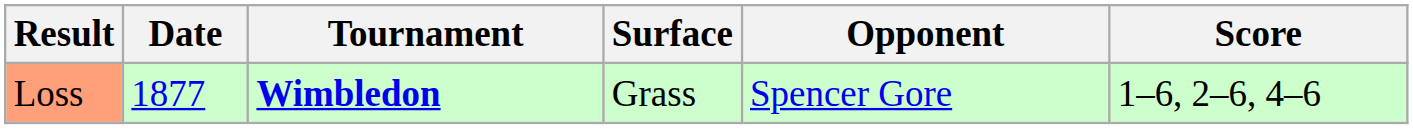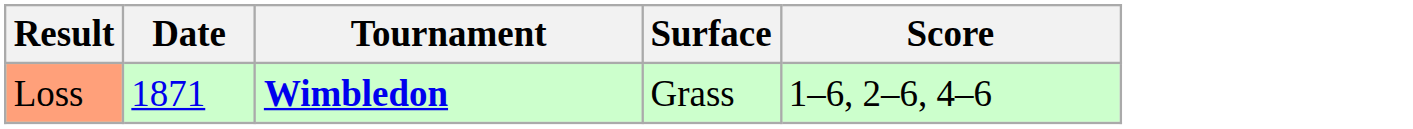- column: (925, 33)
(168, 92) 1877 -> (168, 92) 1871
